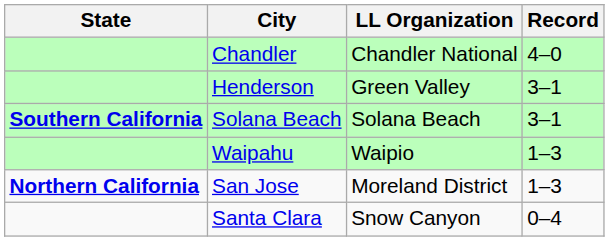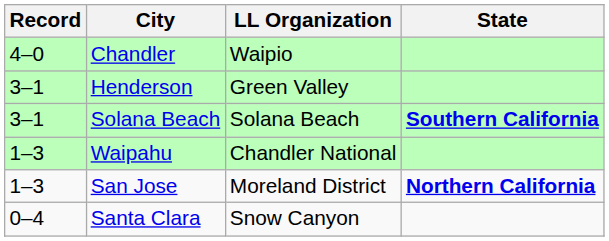columns swapped: (106, 20) <-> (563, 20)
(434, 53) Chandler National -> (261, 53) Waipio
(383, 152) Waipio -> (313, 152) Chandler National
